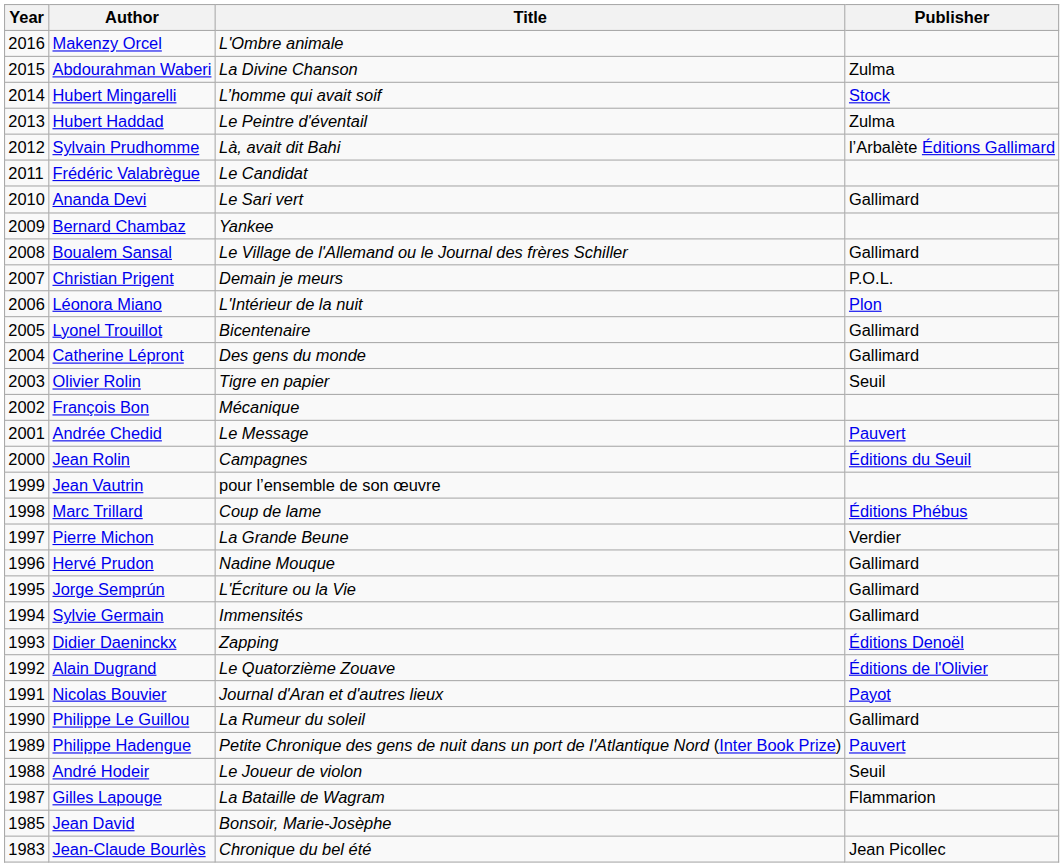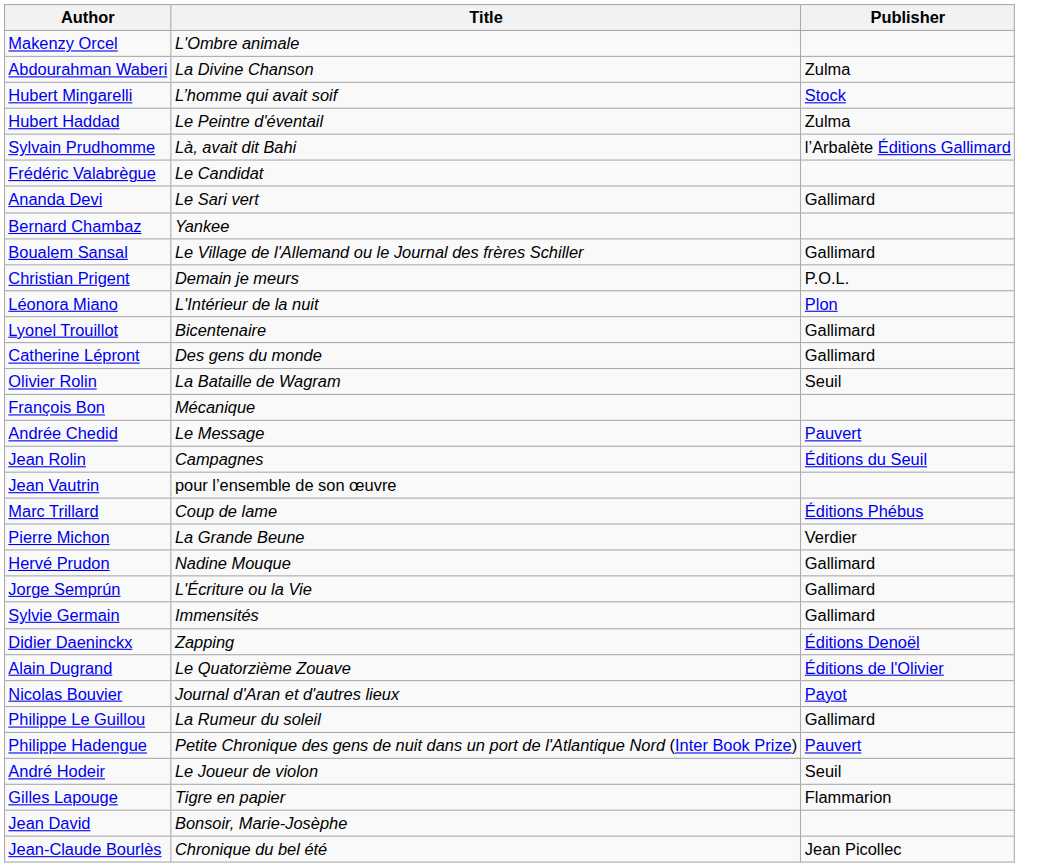- column: (27, 18)
(274, 382) Tigre en papier -> (258, 382) La Bataille de Wagram
(302, 797) La Bataille de Wagram -> (230, 797) Tigre en papier
